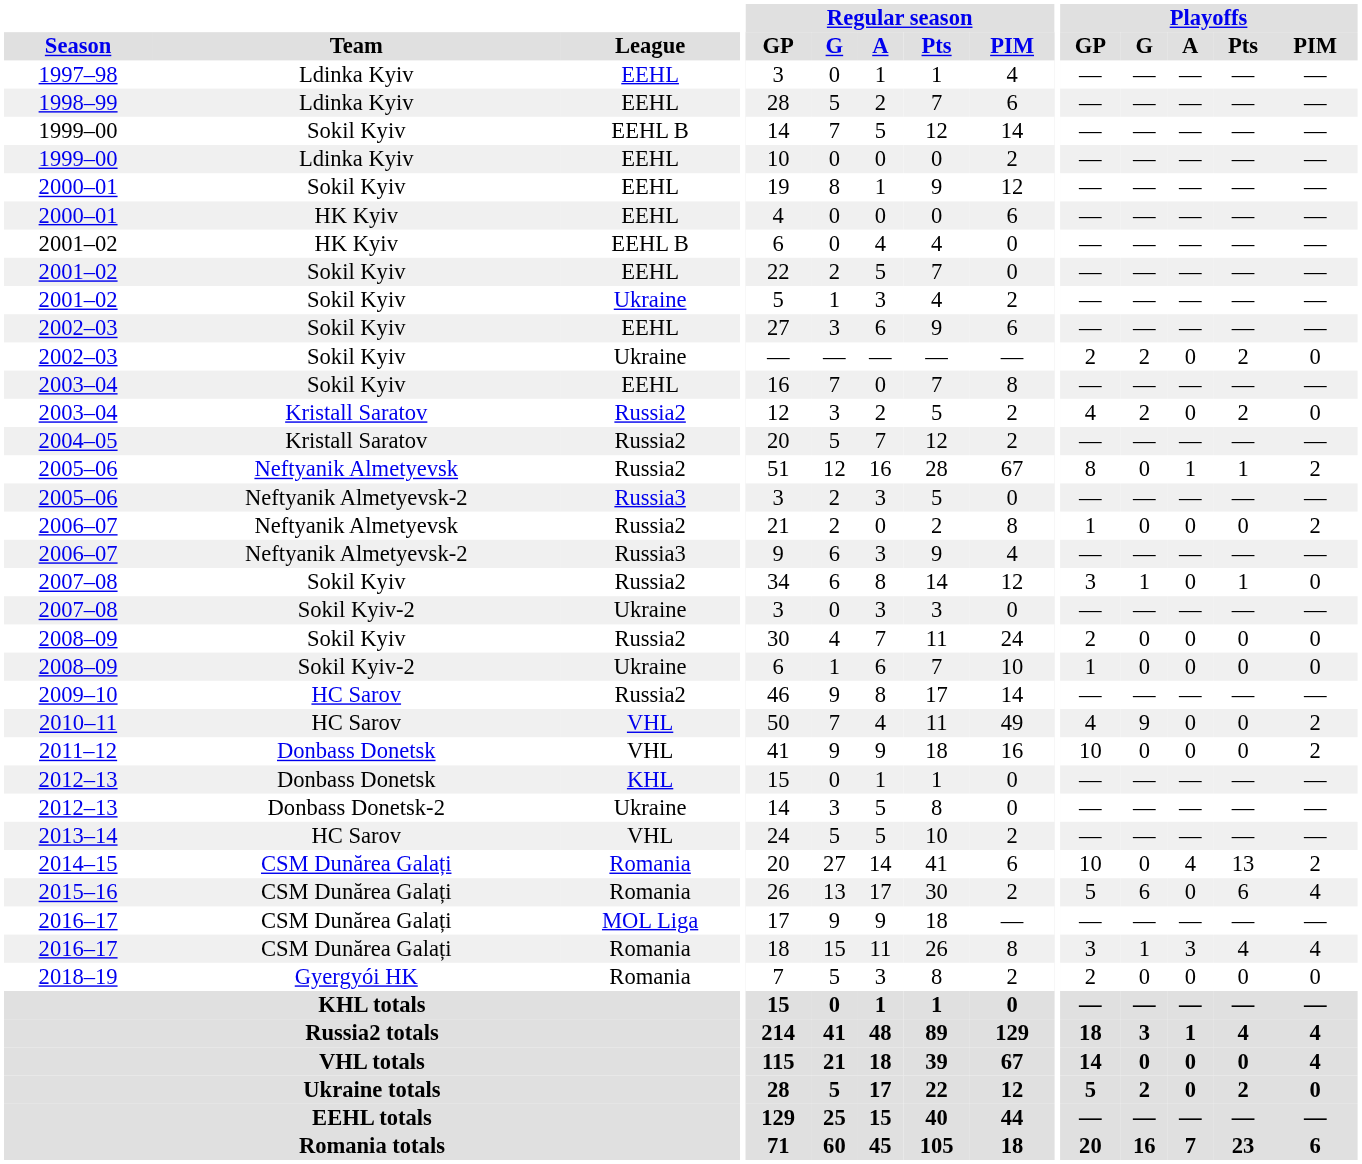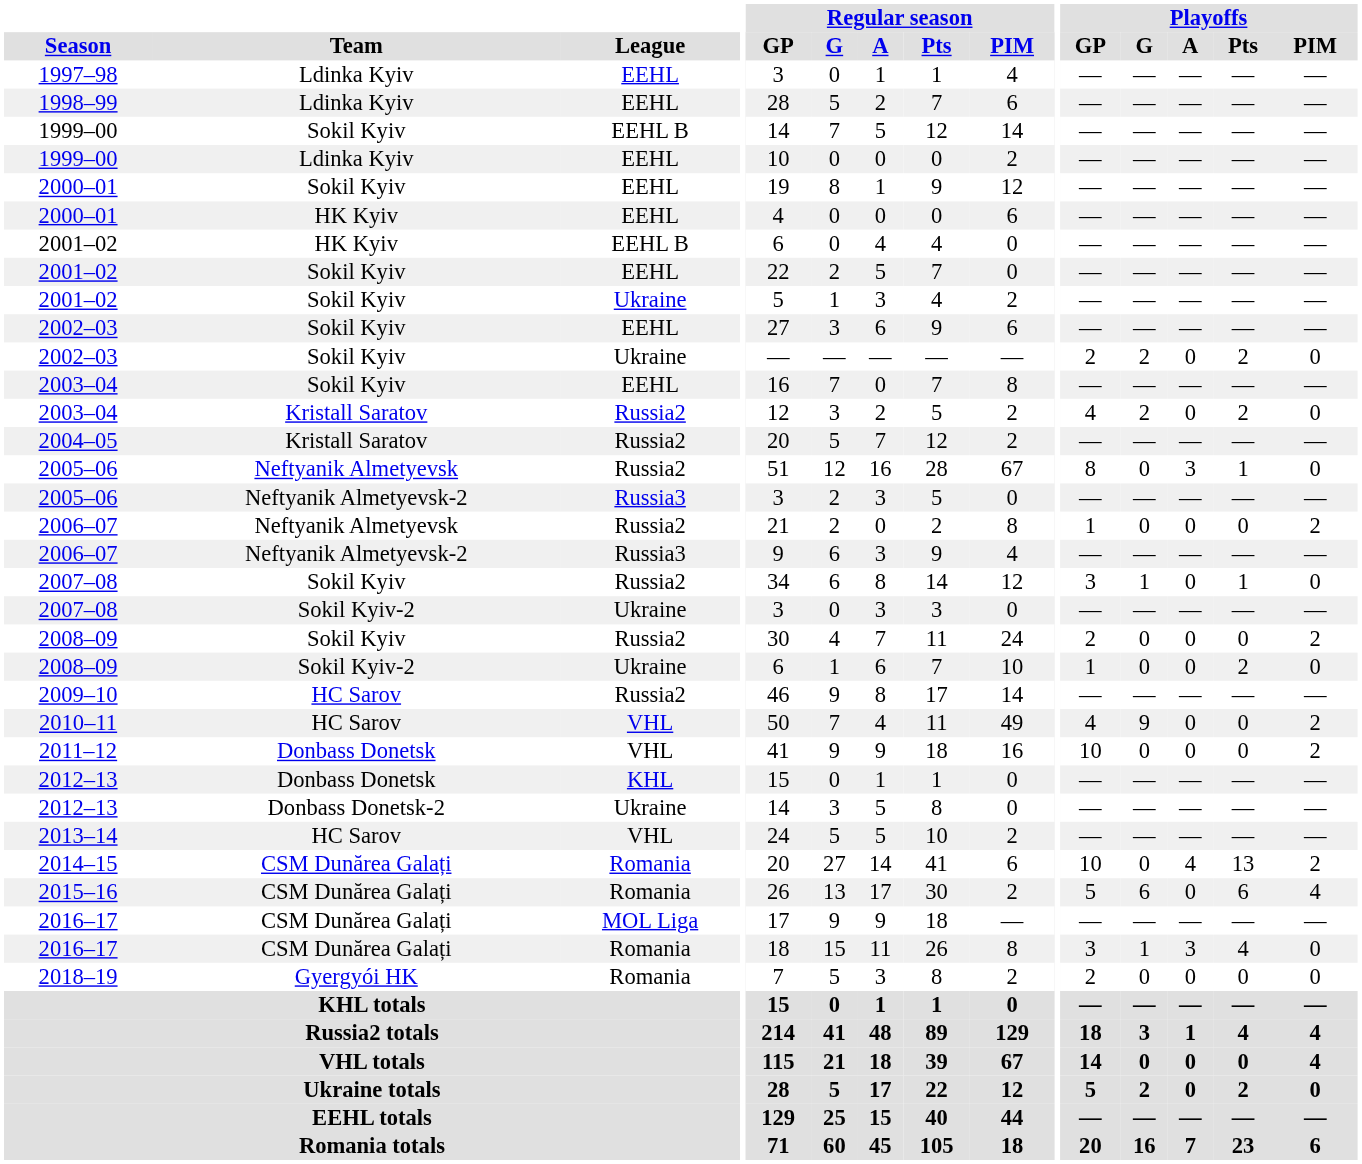(1190, 469) 1 -> (1190, 469) 3
(1315, 469) 2 -> (1315, 469) 0
(1315, 638) 0 -> (1315, 638) 2
(1243, 666) 0 -> (1243, 666) 2
(1315, 948) 4 -> (1315, 948) 0
